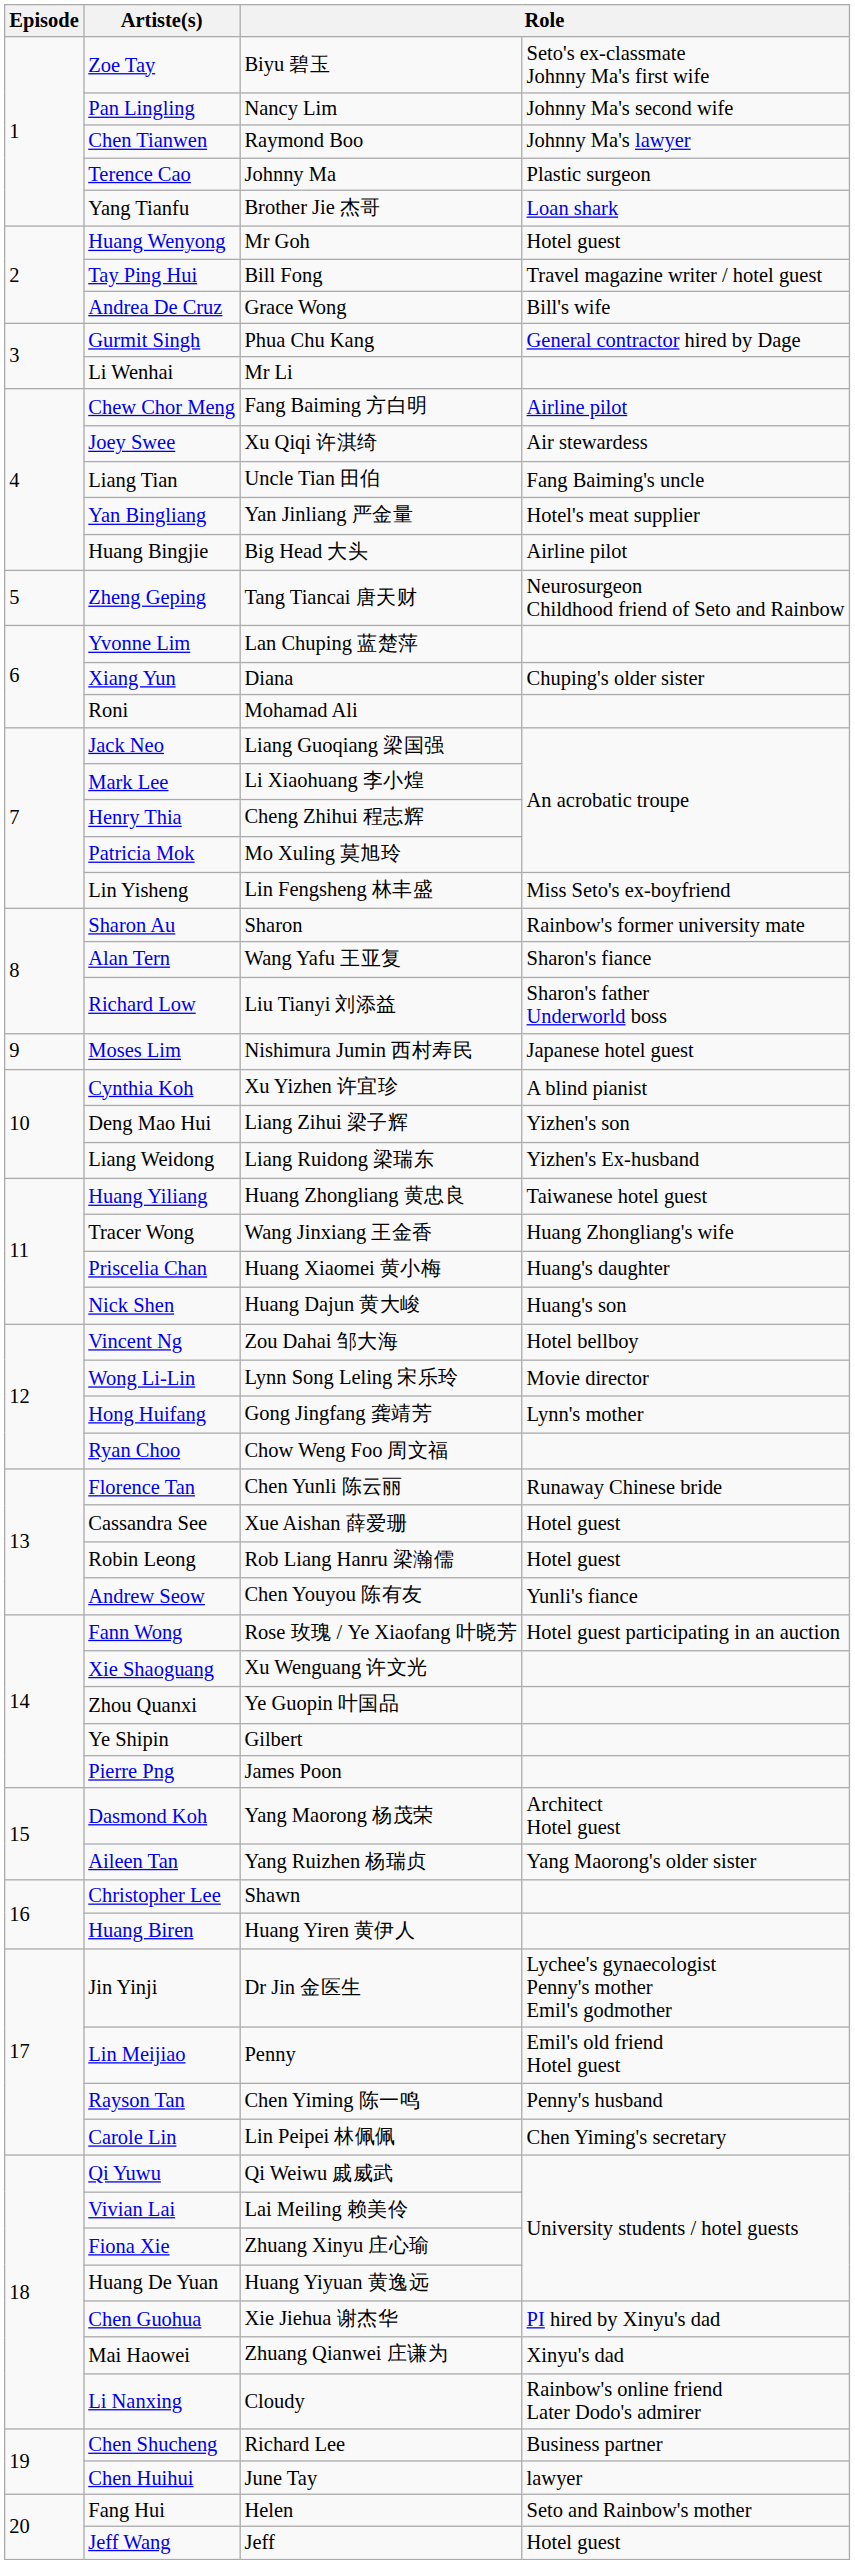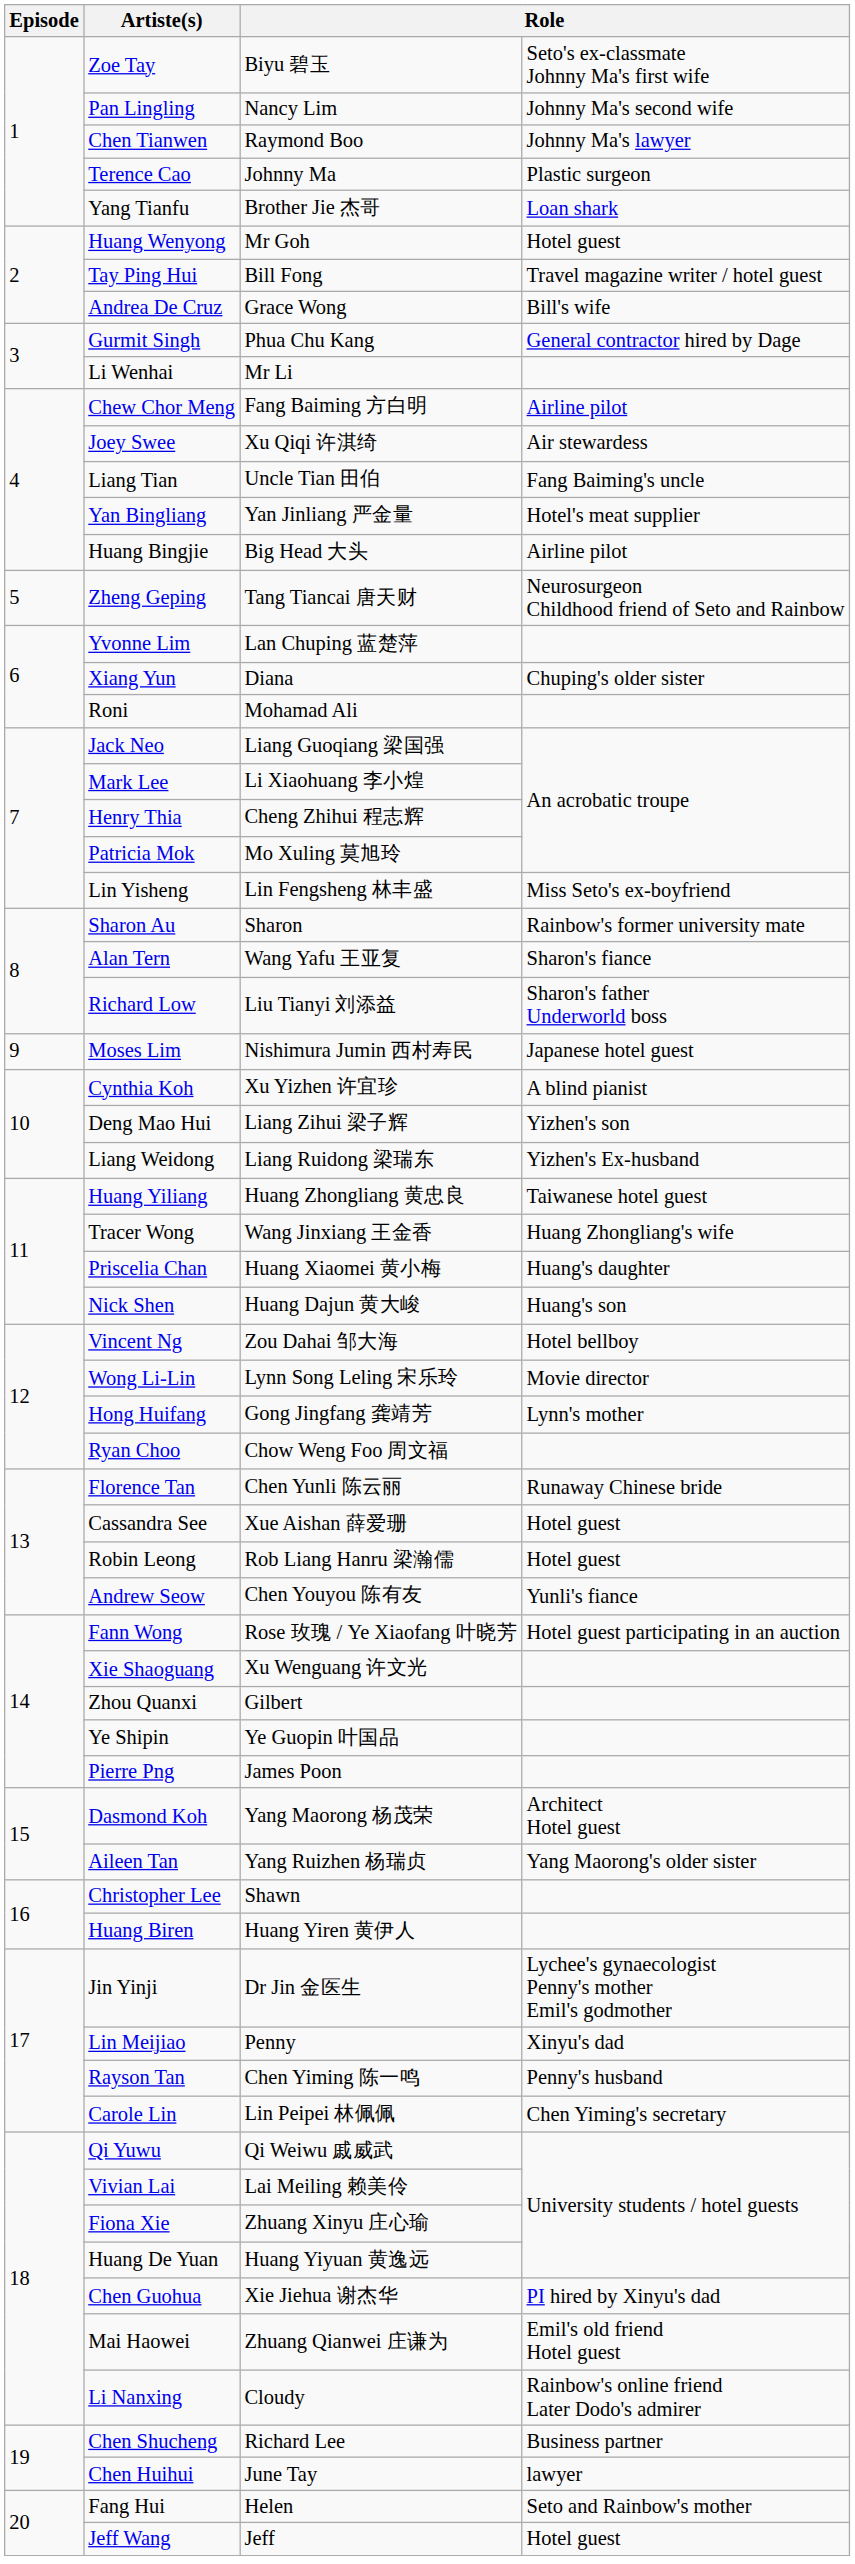(322, 1704) Ye Guopin 叶国品 -> (273, 1702) Gilbert
(273, 1739) Gilbert -> (322, 1736) Ye Guopin 叶国品
(595, 2054) Emil's old friend Hotel guest -> (575, 2043) Xinyu's dad
(575, 2355) Xinyu's dad -> (595, 2341) Emil's old friend Hotel guest
